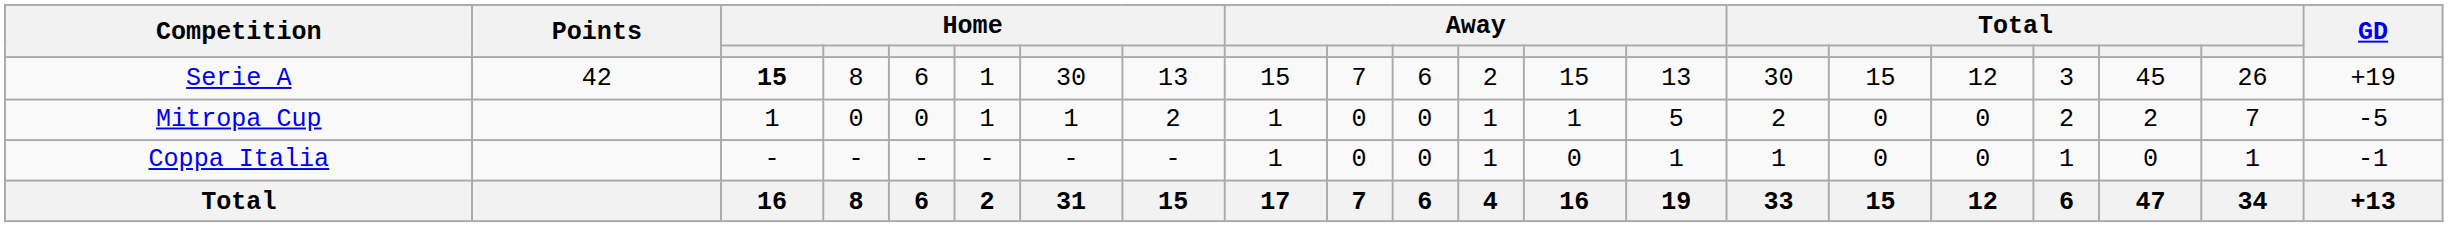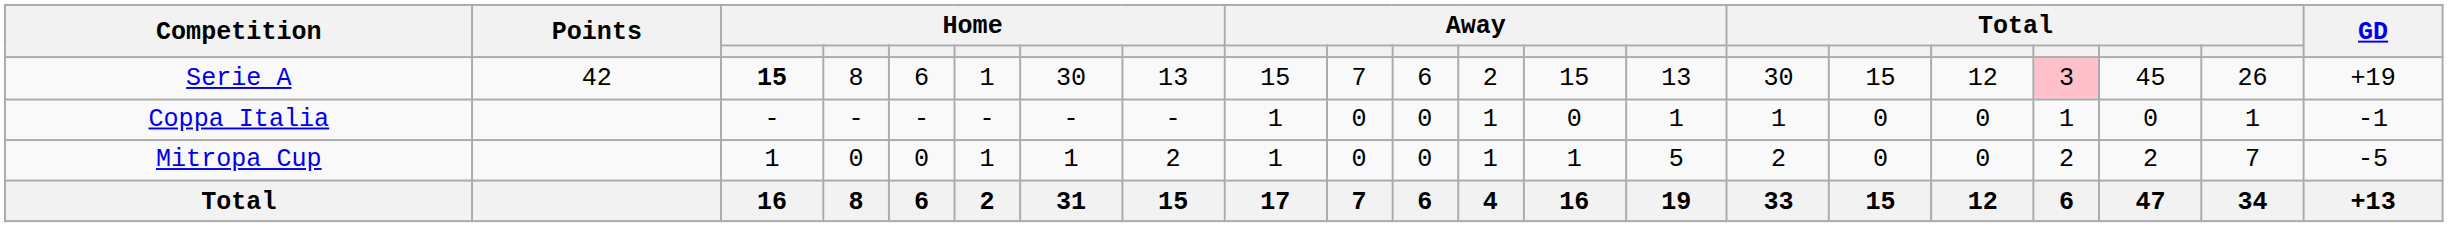(2067, 78) no background -> (2067, 78) pink background
rows swapped: (239, 160) <-> (239, 119)
